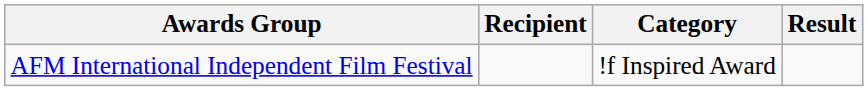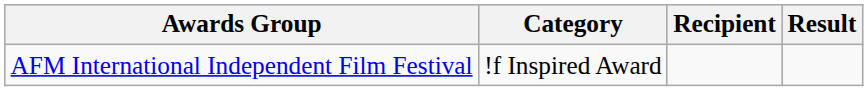columns swapped: (687, 24) <-> (536, 24)
